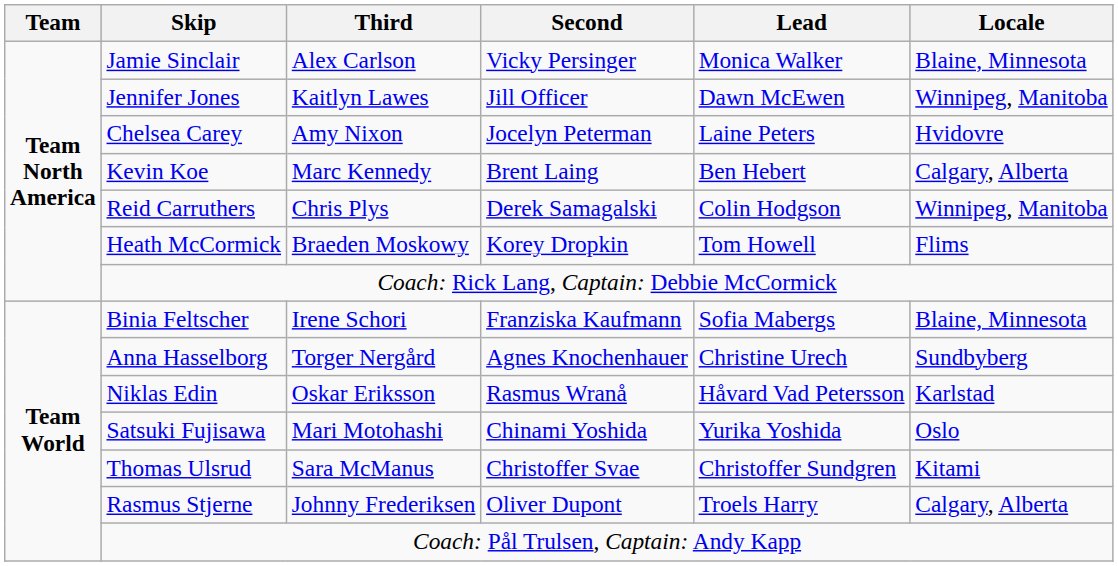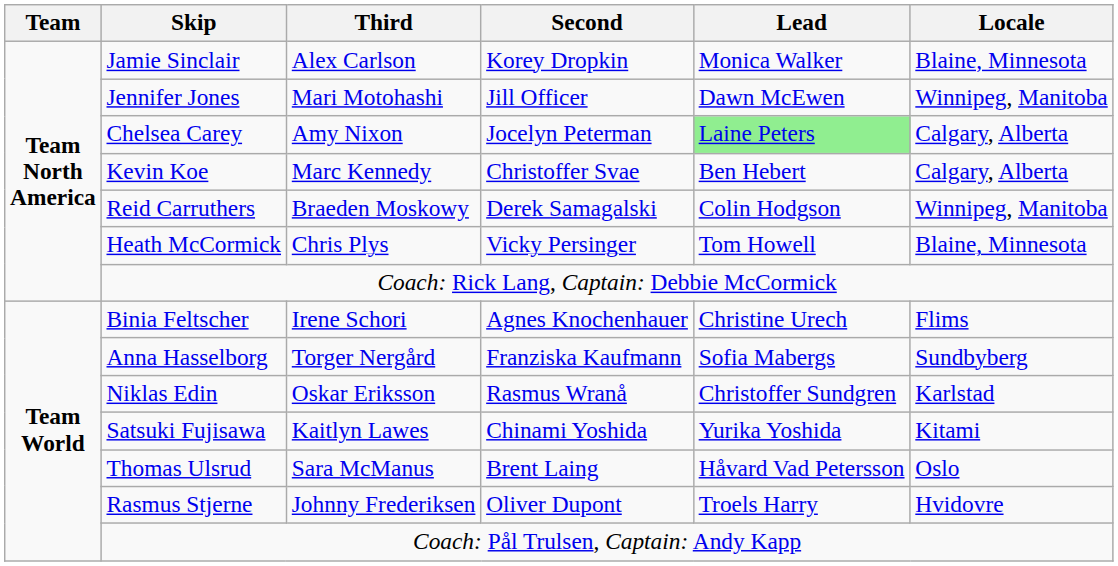(561, 60) Vicky Persinger -> (557, 60) Korey Dropkin
(360, 97) Kaitlyn Lawes -> (367, 97) Mari Motohashi
(757, 134) no background -> (757, 134) lightgreen background
(959, 134) Hvidovre -> (992, 134) Calgary, Alberta
(542, 171) Brent Laing -> (563, 171) Christoffer Svae
(340, 208) Chris Plys -> (380, 208) Braeden Moskowy
(380, 245) Braeden Moskowy -> (340, 245) Chris Plys
(557, 245) Korey Dropkin -> (561, 245) Vicky Persinger
(942, 245) Flims -> (1001, 245) Blaine, Minnesota
(584, 319) Franziska Kaufmann -> (587, 319) Agnes Knochenhauer
(767, 319) Sofia Mabergs -> (773, 319) Christine Urech
(1001, 319) Blaine, Minnesota -> (942, 319) Flims
(587, 356) Agnes Knochenhauer -> (584, 356) Franziska Kaufmann
(773, 356) Christine Urech -> (767, 356) Sofia Mabergs
(802, 393) Håvard Vad Petersson -> (797, 393) Christoffer Sundgren
(367, 430) Mari Motohashi -> (360, 430) Kaitlyn Lawes
(937, 430) Oslo -> (948, 430) Kitami
(563, 467) Christoffer Svae -> (542, 467) Brent Laing
(797, 467) Christoffer Sundgren -> (802, 467) Håvard Vad Petersson
(948, 467) Kitami -> (937, 467) Oslo
(992, 504) Calgary, Alberta -> (959, 504) Hvidovre
